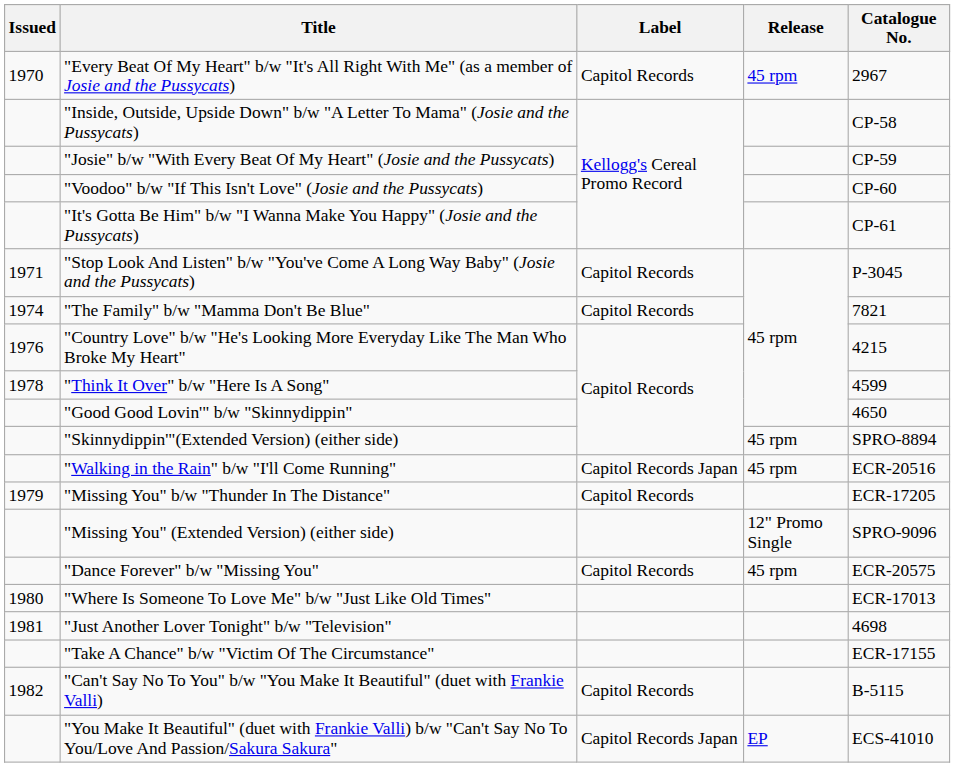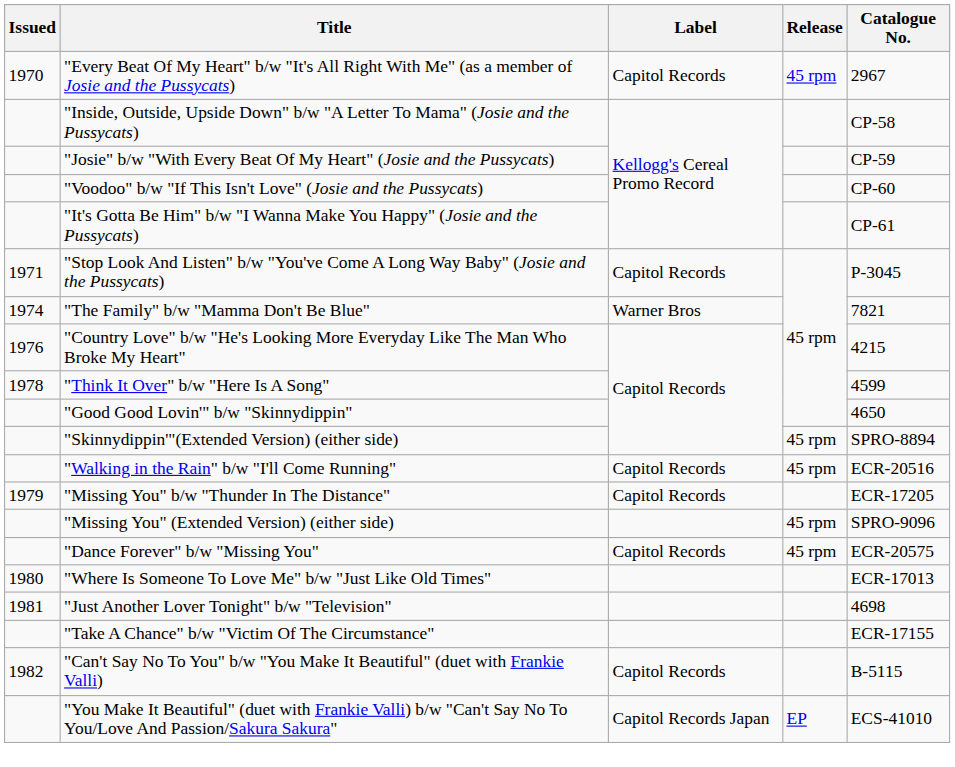(637, 310) Capitol Records -> (657, 310) Warner Bros
(659, 467) Capitol Records Japan -> (669, 467) Capitol Records
(785, 533) 12" Promo Single -> (811, 523) 45 rpm
